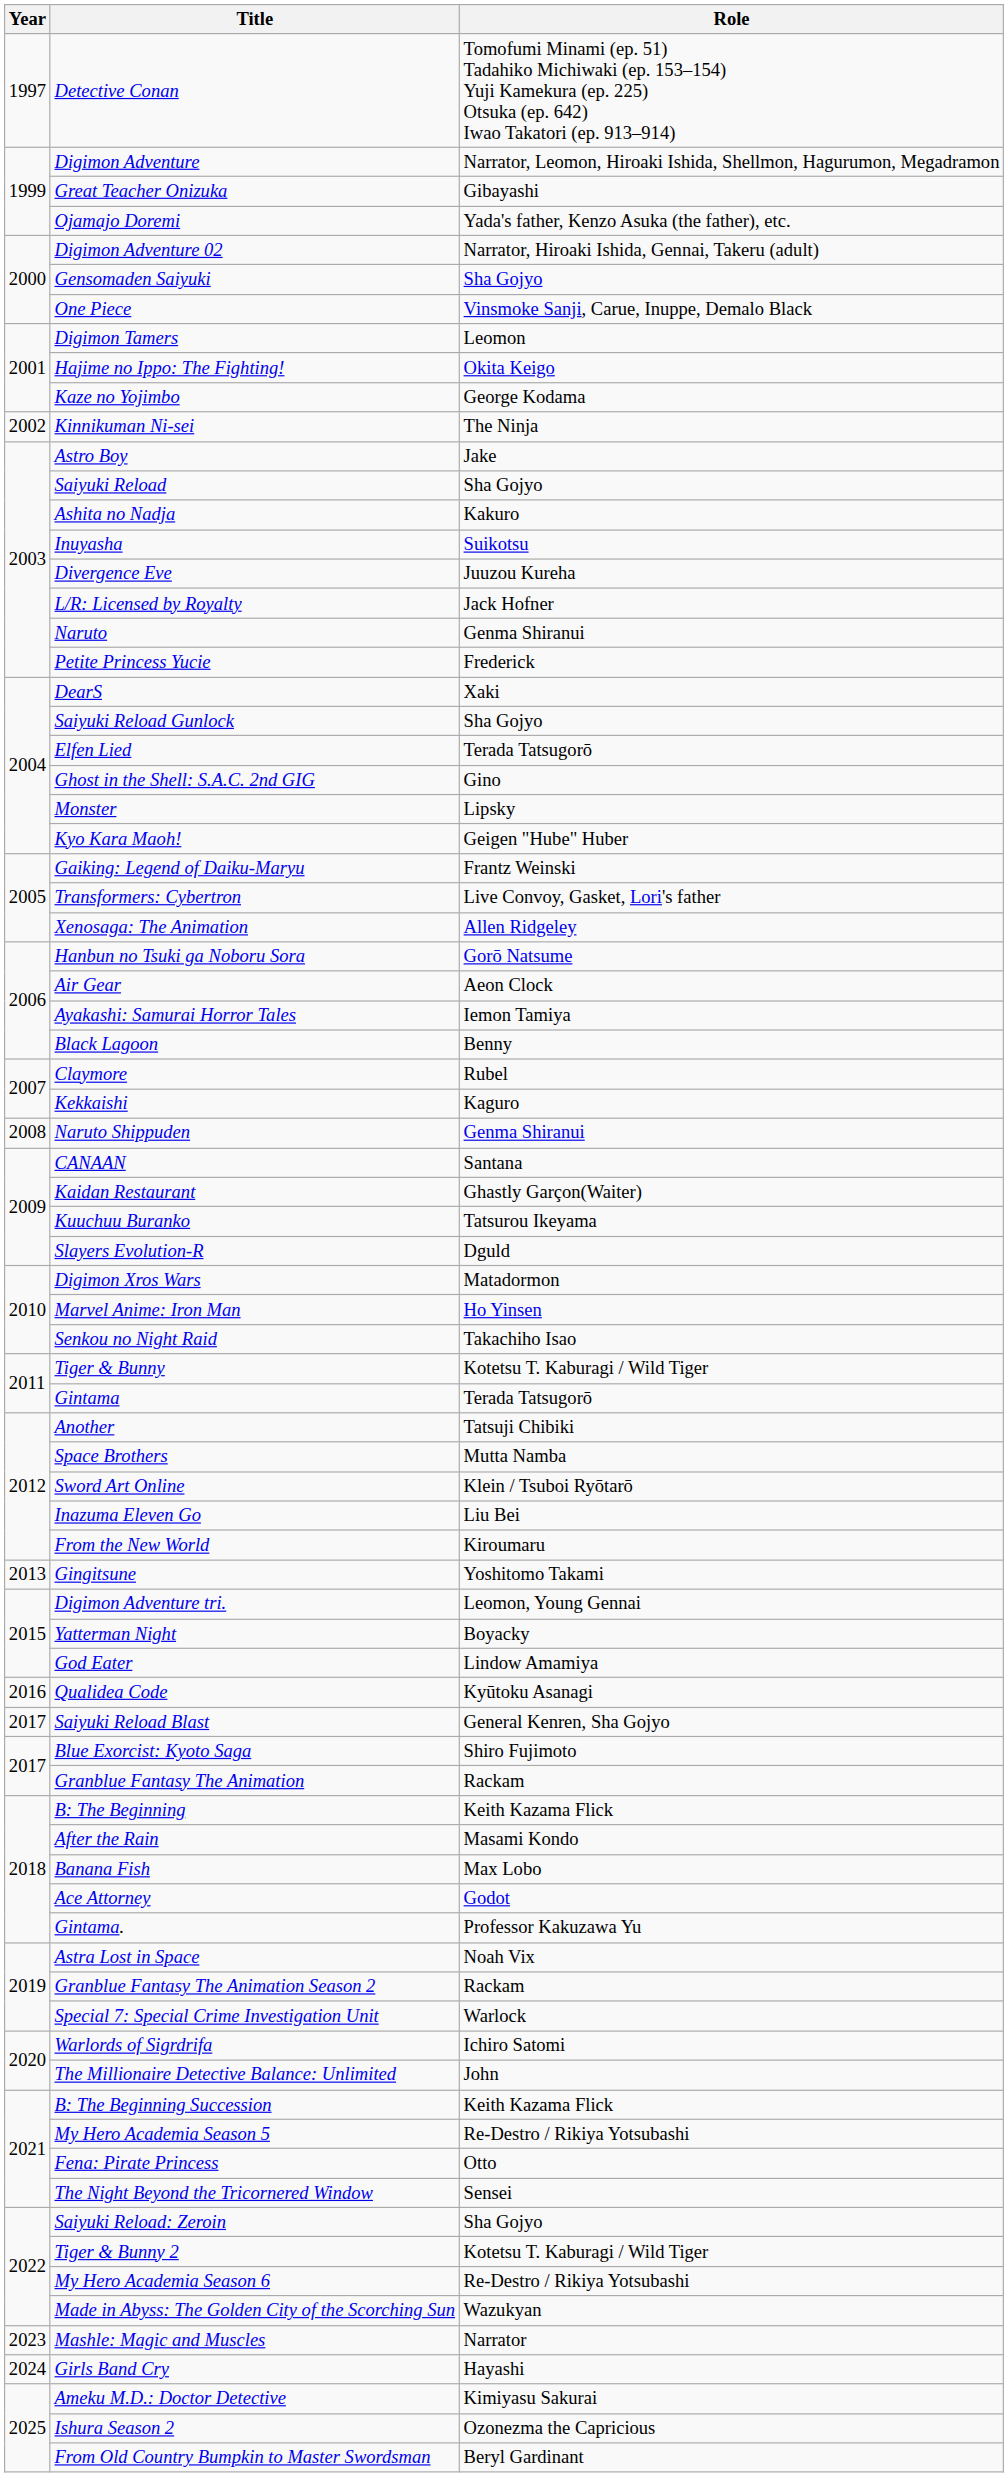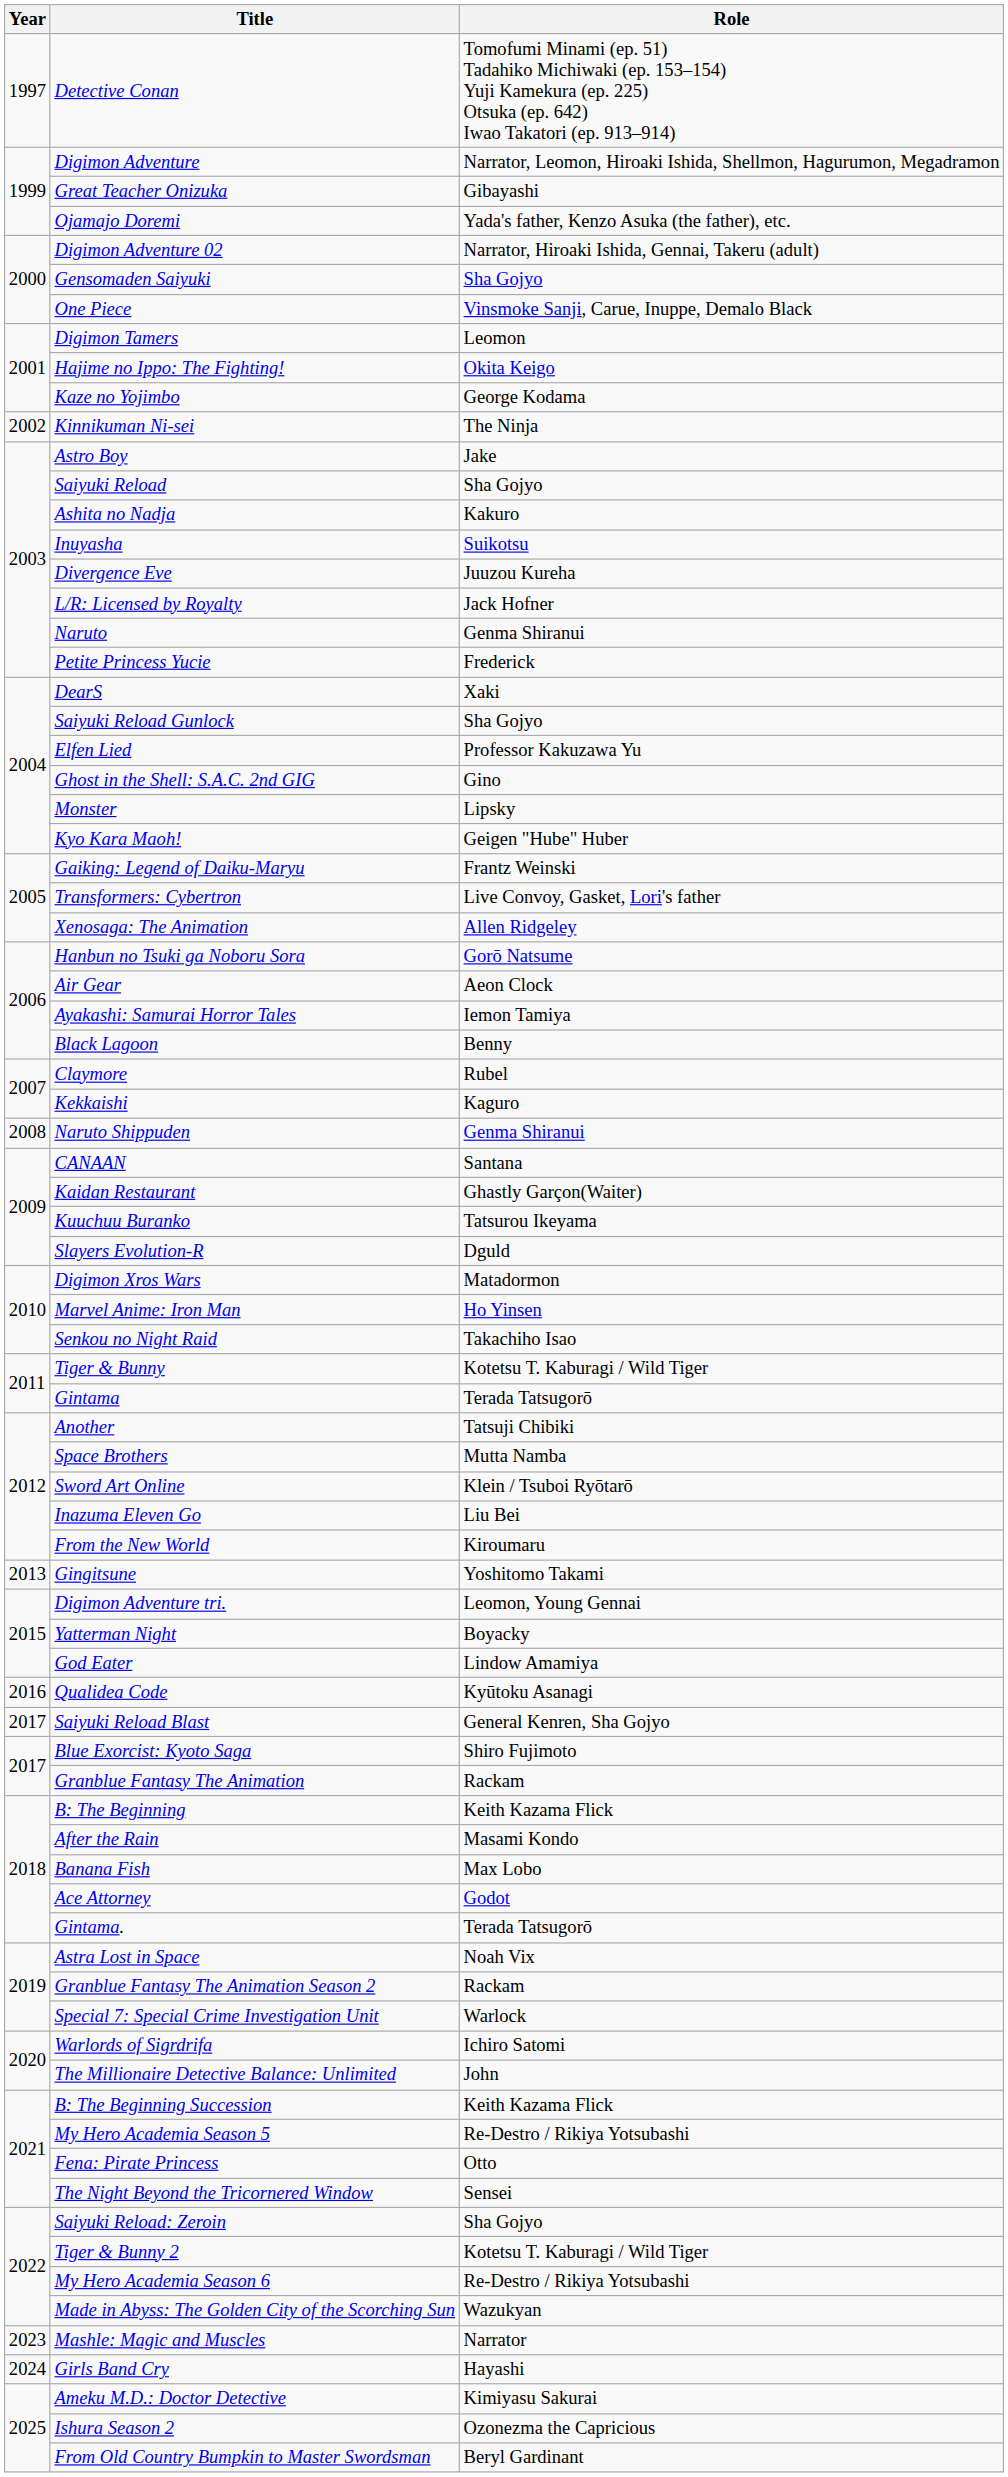(528, 750) Terada Tatsugorō -> (552, 750) Professor Kakuzawa Yu
(552, 1927) Professor Kakuzawa Yu -> (528, 1927) Terada Tatsugorō
